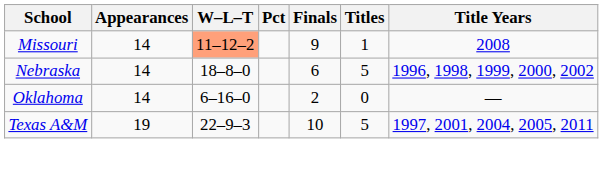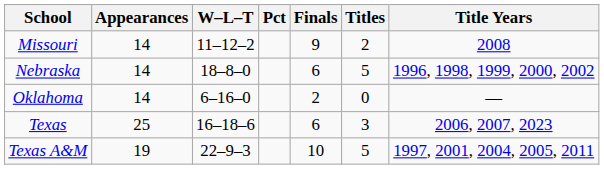(225, 44) lightsalmon background -> (226, 44) no background
(365, 44) 1 -> (365, 44) 2
+ row: (48, 124)
